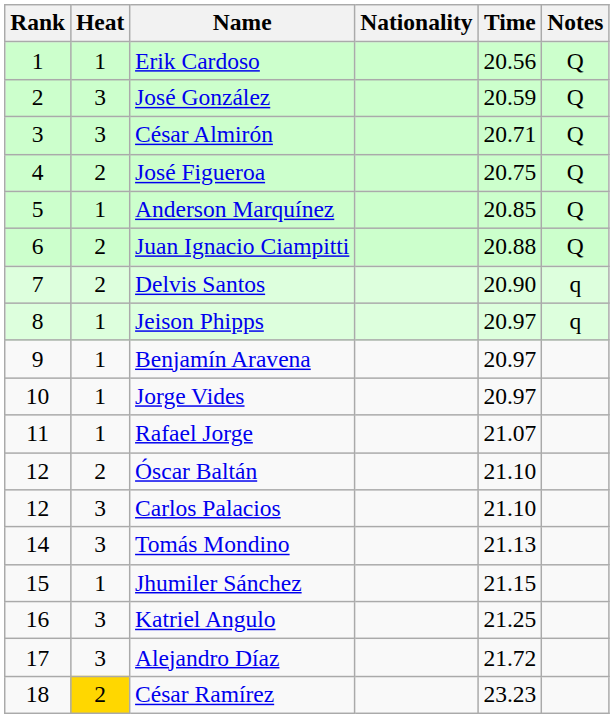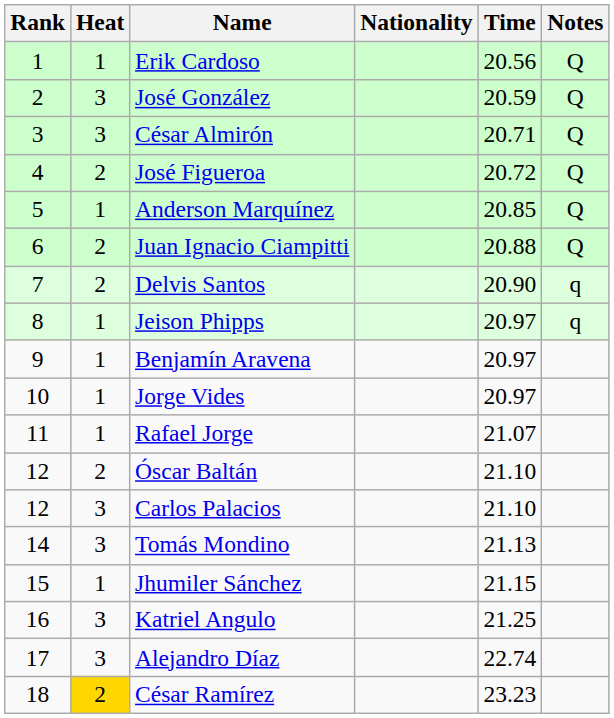(510, 172) 20.75 -> (510, 172) 20.72
(510, 657) 21.72 -> (510, 657) 22.74
